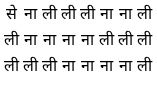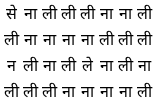+ row: (12, 66)
